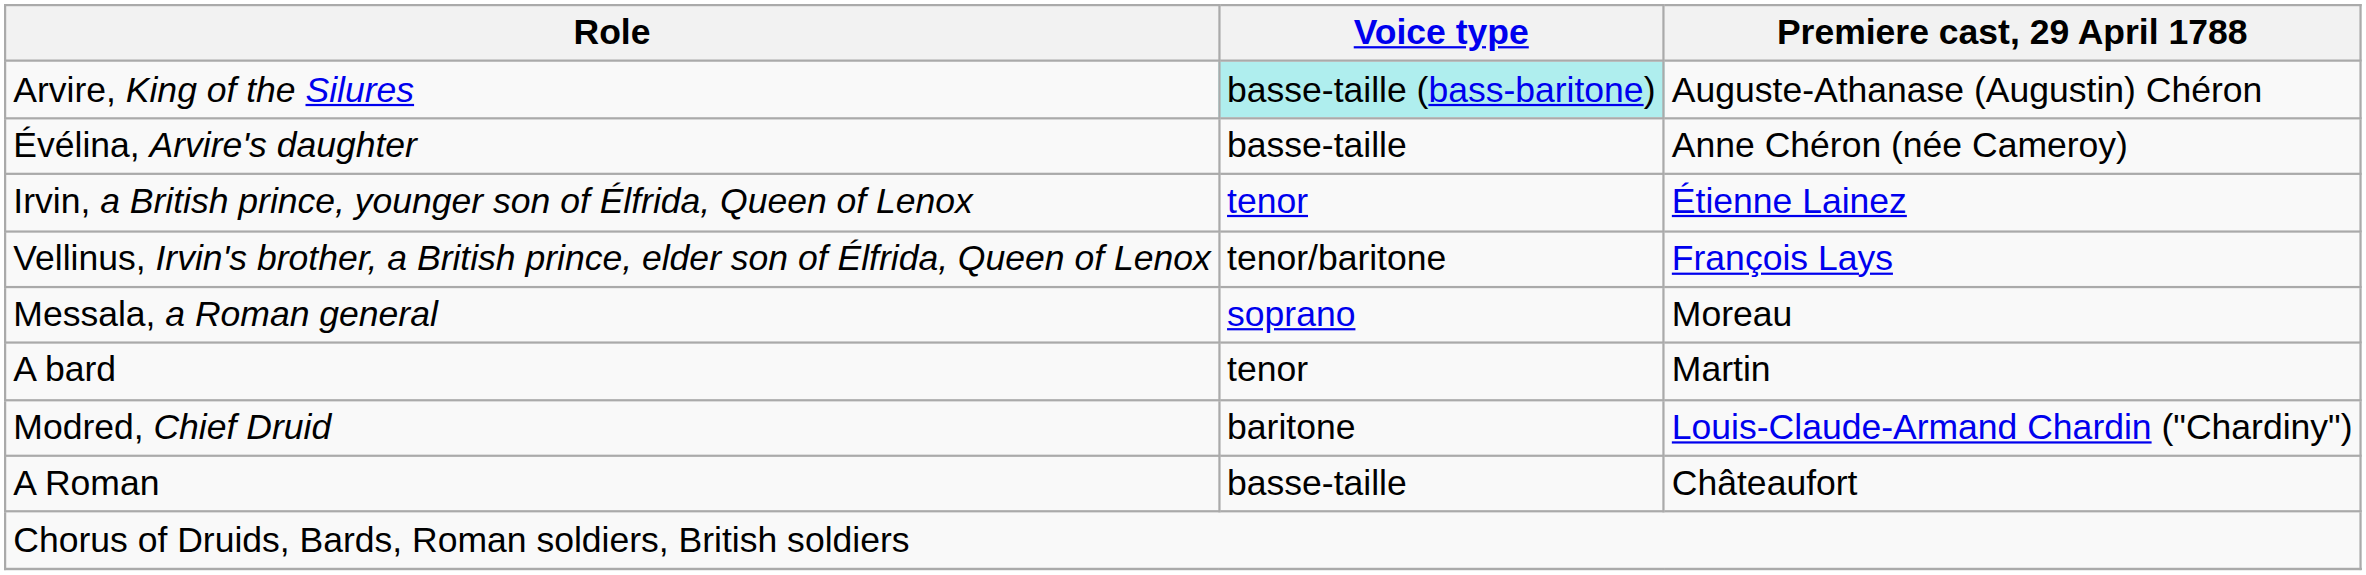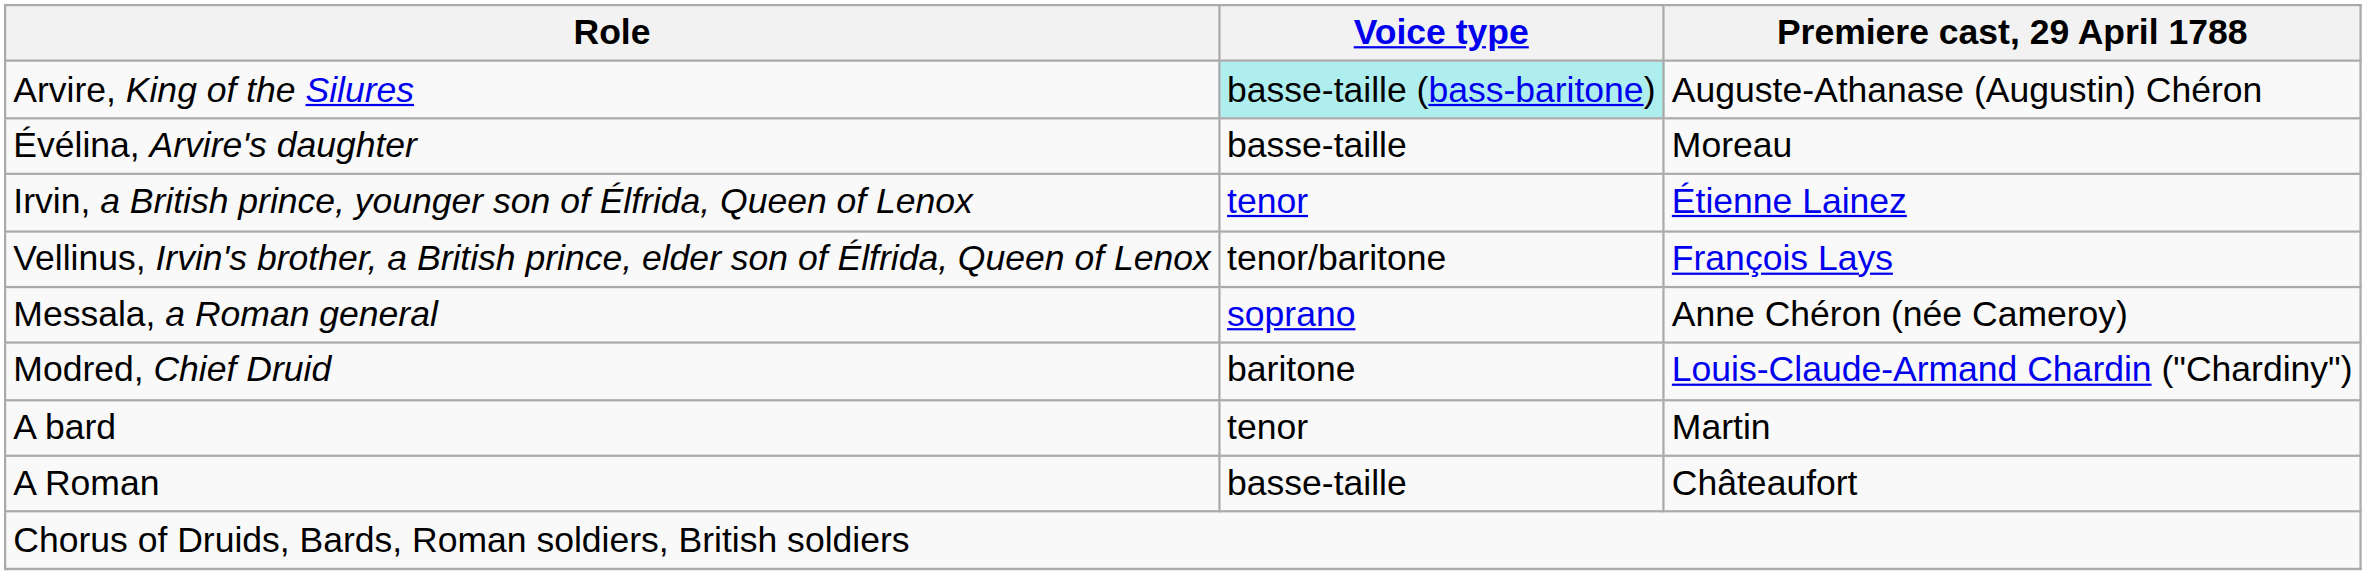(1900, 145) Anne Chéron (née Cameroy) -> (1732, 145) Moreau
(1732, 314) Moreau -> (1900, 314) Anne Chéron (née Cameroy)
rows swapped: (172, 426) <-> (65, 370)
